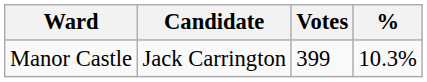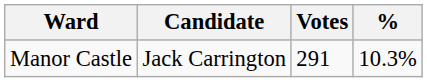(313, 58) 399 -> (313, 58) 291
